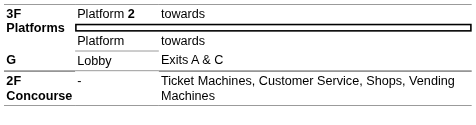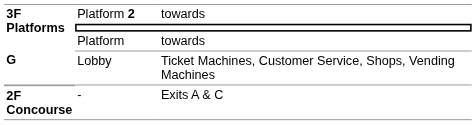(192, 60) Exits A & C -> (308, 68) Ticket Machines, Customer Service, Shops, Vending Machines
(308, 88) Ticket Machines, Customer Service, Shops, Vending Machines -> (192, 94) Exits A & C
